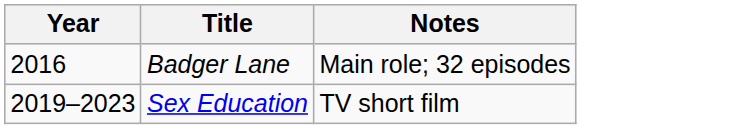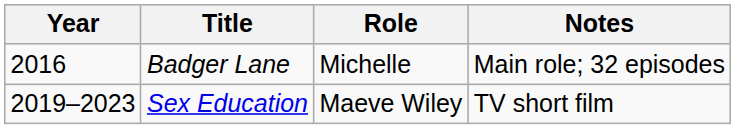+ column: (391, 24)
